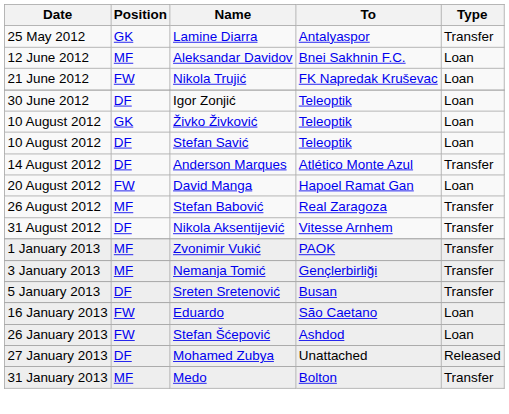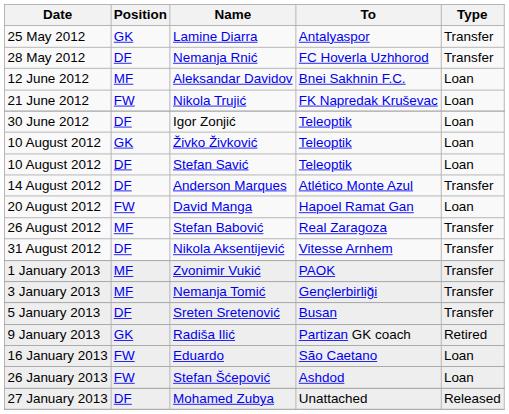+ row: (215, 57)
+ row: (204, 334)
- row: (190, 377)
